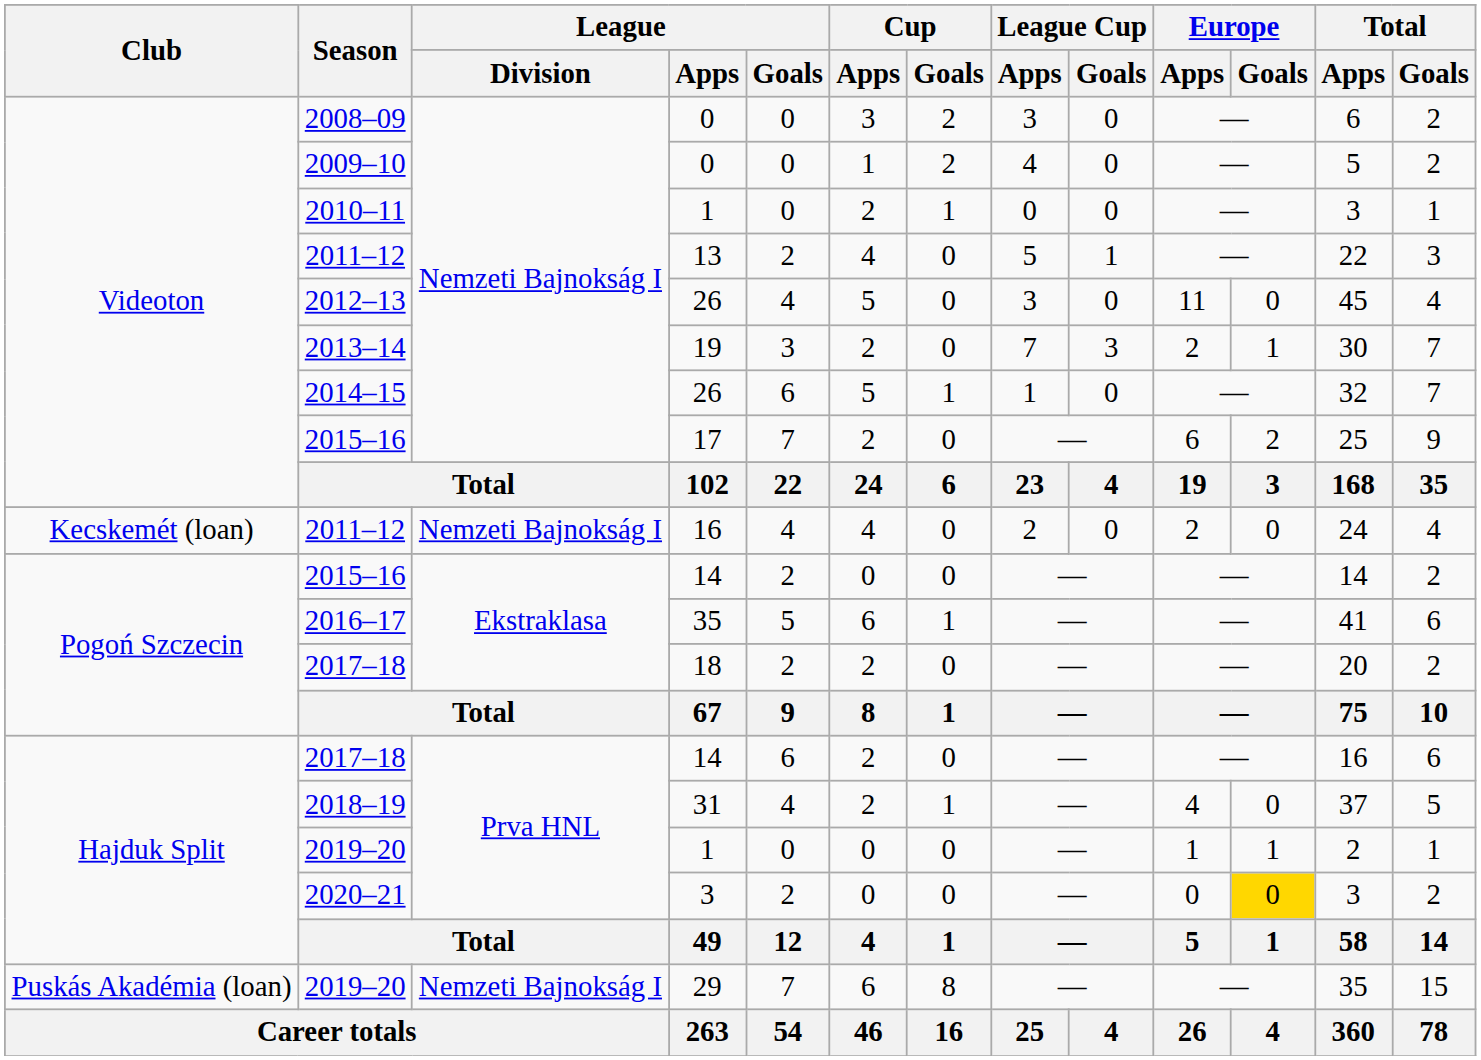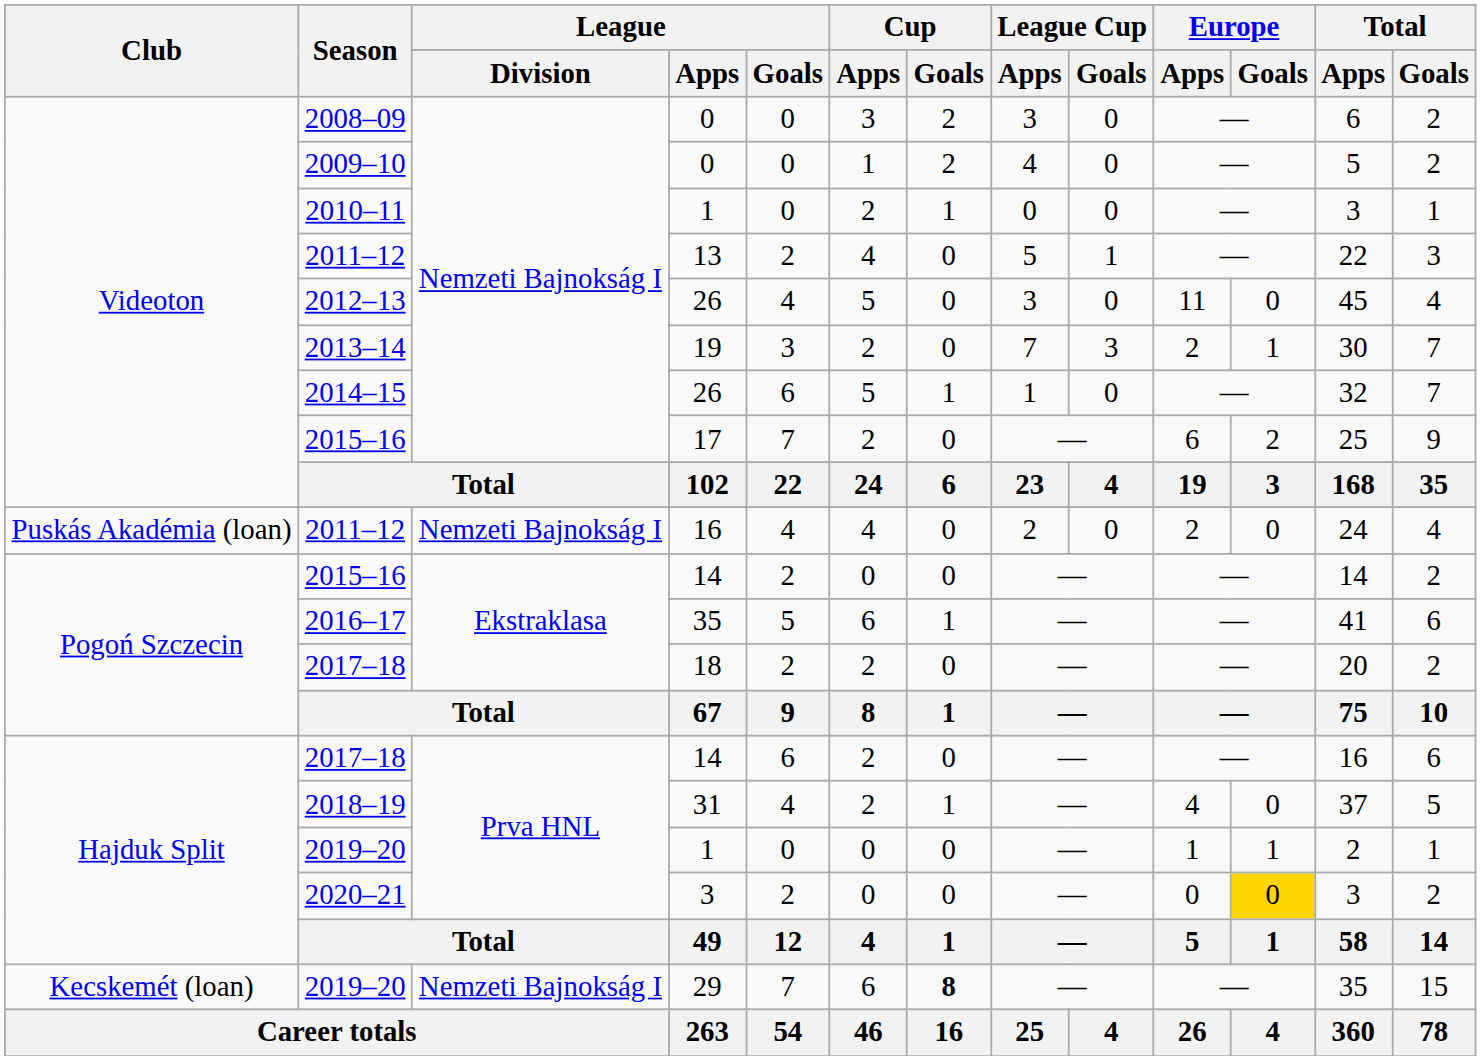(152, 529) Kecskemét (loan) -> (152, 529) Puskás Akadémia (loan)
(152, 986) Puskás Akadémia (loan) -> (152, 986) Kecskemét (loan)
(949, 986) normal -> (949, 986) bold
